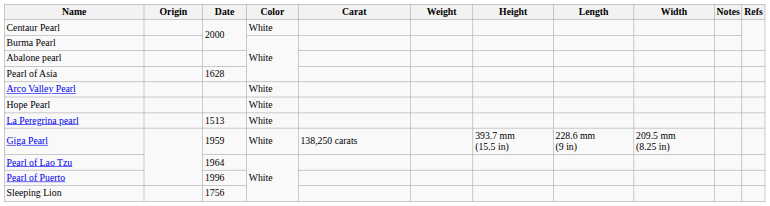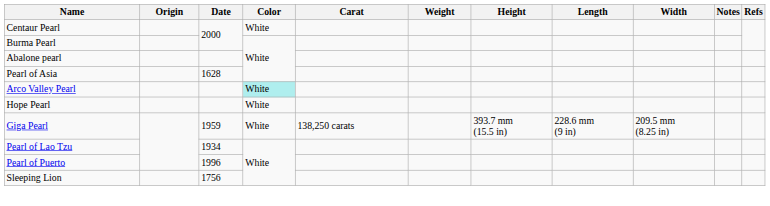(261, 89) no background -> (257, 89) paleturquoise background
- row: (43, 120)
(215, 162) 1964 -> (211, 147) 1934
